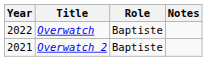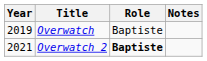(20, 30) 2022 -> (20, 30) 2019
(137, 47) normal -> (137, 47) bold
